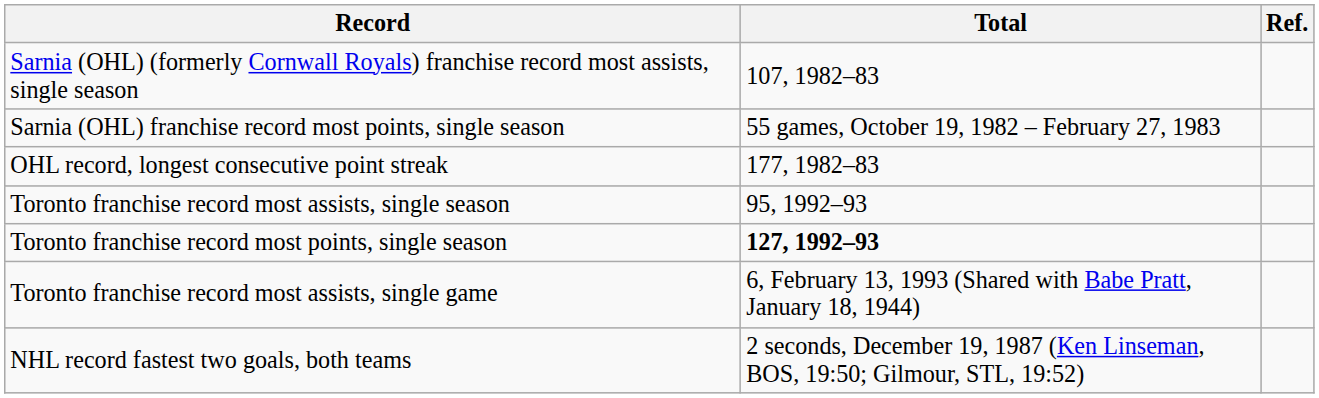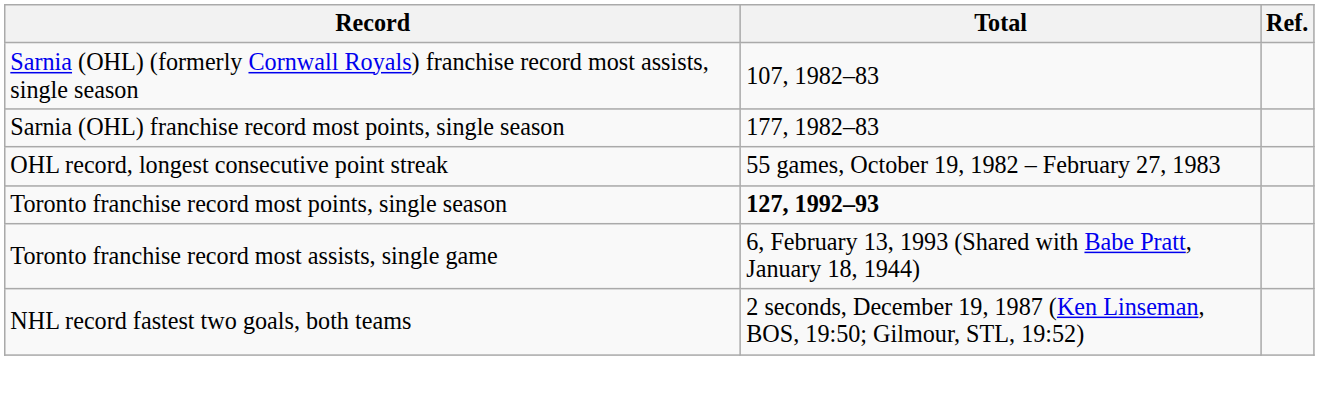(983, 127) 55 games, October 19, 1982 – February 27, 1983 -> (813, 127) 177, 1982–83
(813, 165) 177, 1982–83 -> (983, 165) 55 games, October 19, 1982 – February 27, 1983
- row: (260, 204)
